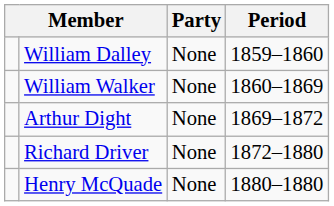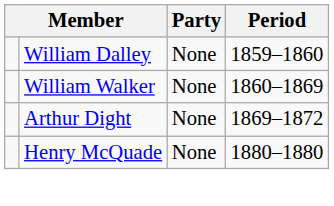- row: (86, 151)
